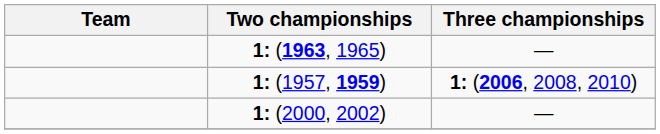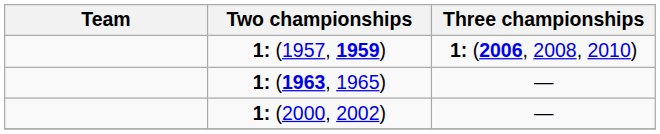rows swapped: (319, 82) <-> (319, 51)
